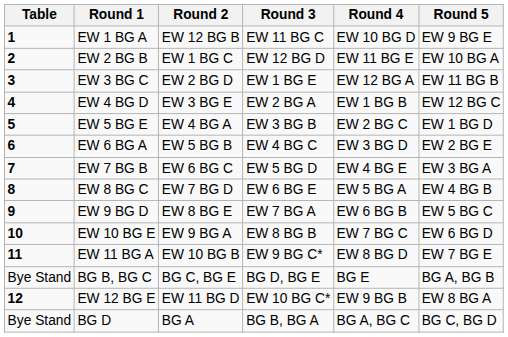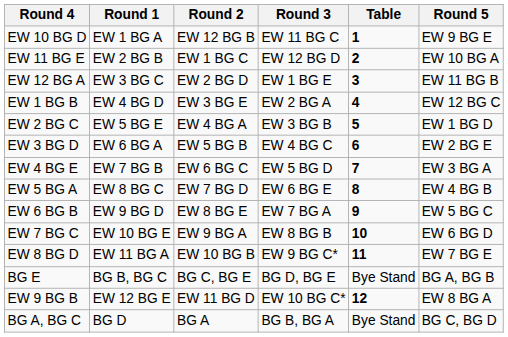columns swapped: (39, 15) <-> (376, 15)
